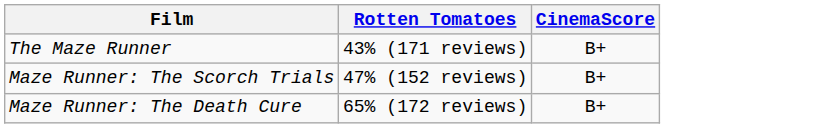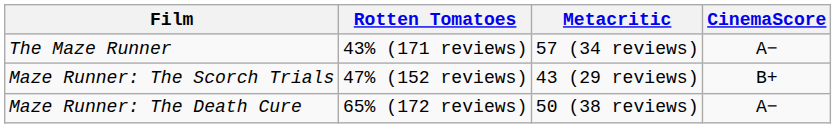+ column: (617, 19)
(596, 49) B+ -> (767, 49) A−
(596, 108) B+ -> (767, 108) A−
